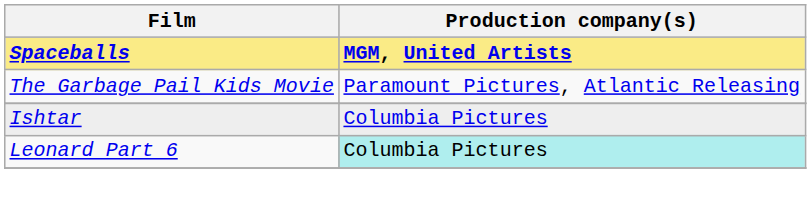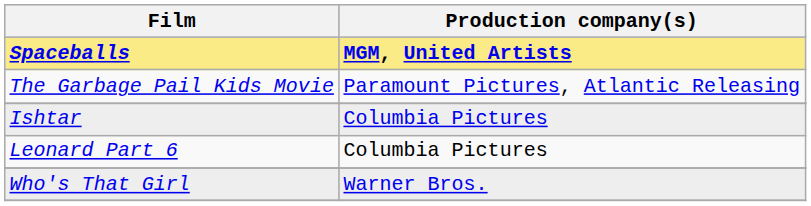(446, 152) paleturquoise background -> (446, 152) no background
+ row: (100, 184)
